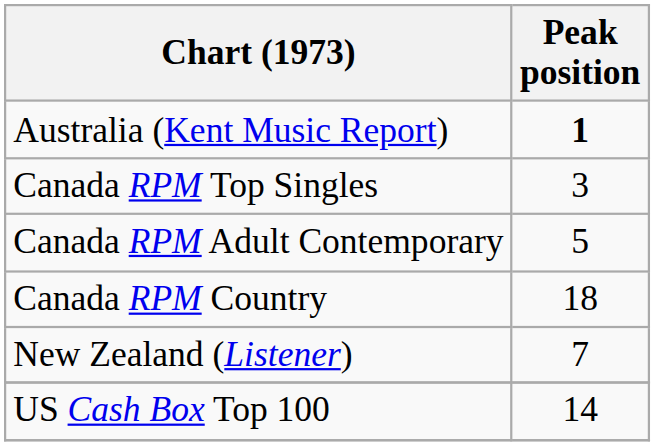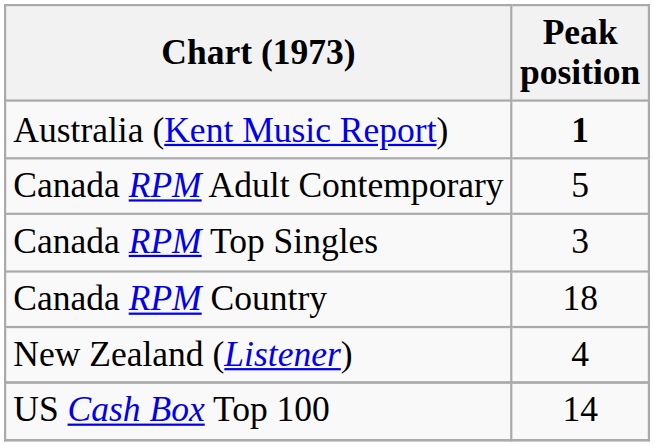rows swapped: (196, 185) <-> (258, 241)
(580, 354) 7 -> (580, 354) 4
